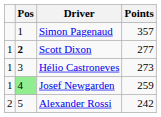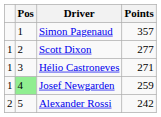(20, 49) bold -> (20, 49) normal
(145, 67) 273 -> (145, 67) 271
